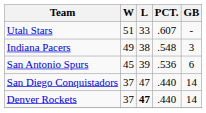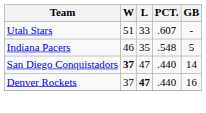(129, 47) 49 -> (129, 47) 46
(144, 47) 38 -> (144, 47) 35
(191, 47) 3 -> (191, 47) 5
- row: (48, 64)
(129, 82) normal -> (129, 64) bold
(191, 99) 14 -> (191, 82) 16
